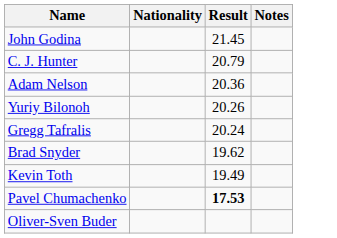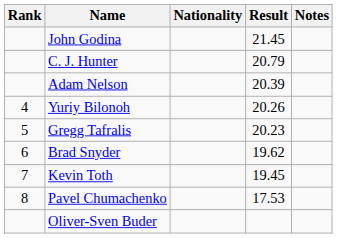+ column: (25, 15)
(228, 84) 20.36 -> (268, 84) 20.39
(228, 130) 20.24 -> (268, 130) 20.23
(228, 175) 19.49 -> (268, 175) 19.45
(228, 198) bold -> (268, 198) normal
